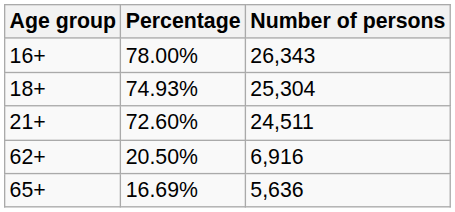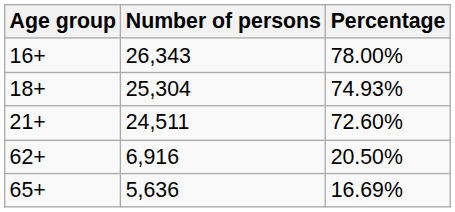columns swapped: (348, 21) <-> (183, 21)
